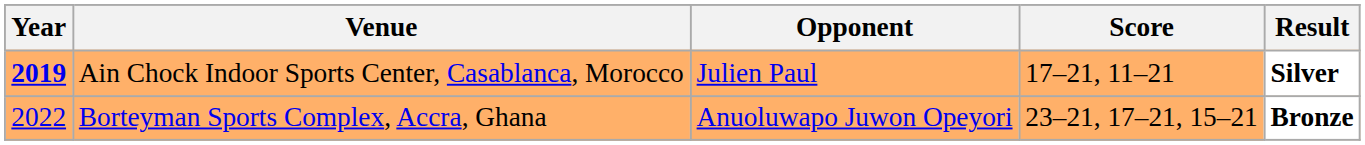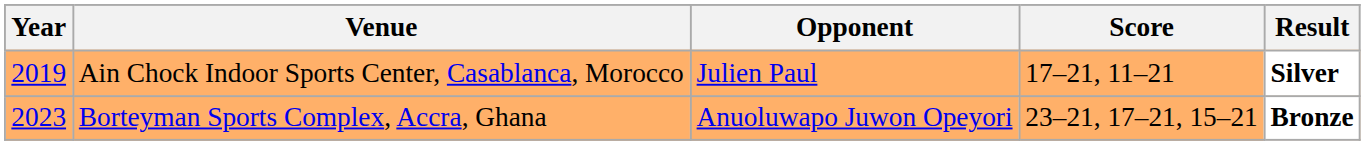(39, 72) bold -> (39, 72) normal
(39, 117) 2022 -> (39, 117) 2023
